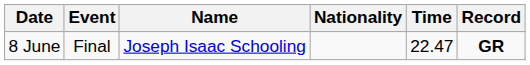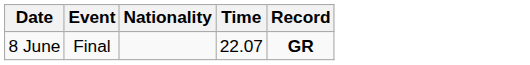- column: (215, 18)
(432, 45) 22.47 -> (241, 45) 22.07
